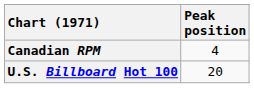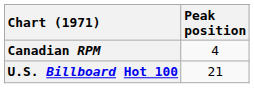(215, 72) 20 -> (215, 72) 21
